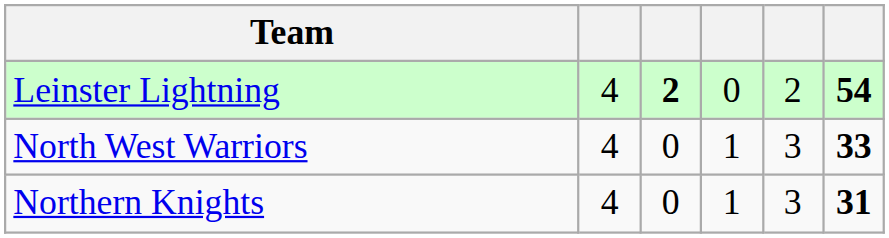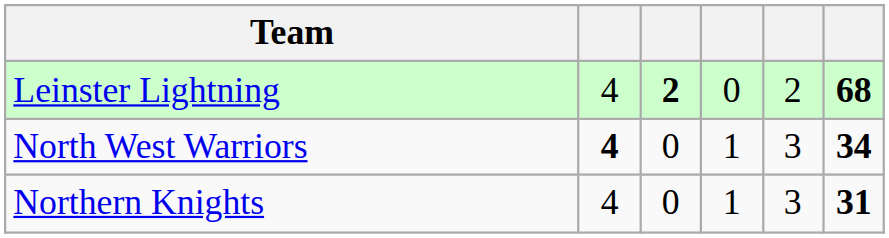(854, 89) 54 -> (854, 89) 68
(610, 145) normal -> (610, 145) bold
(854, 145) 33 -> (854, 145) 34
